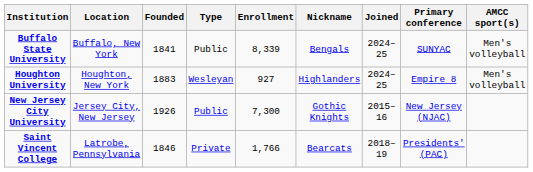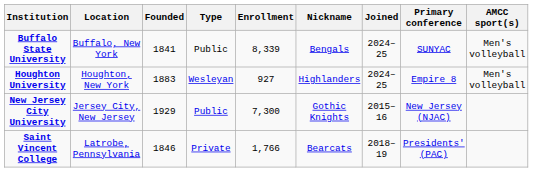(164, 112) 1926 -> (164, 112) 1929
